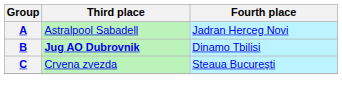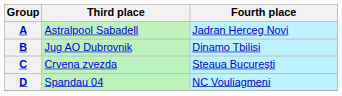(92, 47) bold -> (88, 47) normal
+ row: (23, 82)
